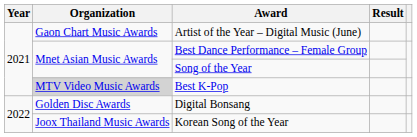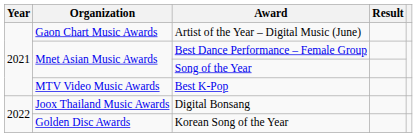(97, 86) lightgrey background -> (97, 86) no background
(83, 104) Golden Disc Awards -> (102, 104) Joox Thailand Music Awards
(102, 123) Joox Thailand Music Awards -> (83, 123) Golden Disc Awards
